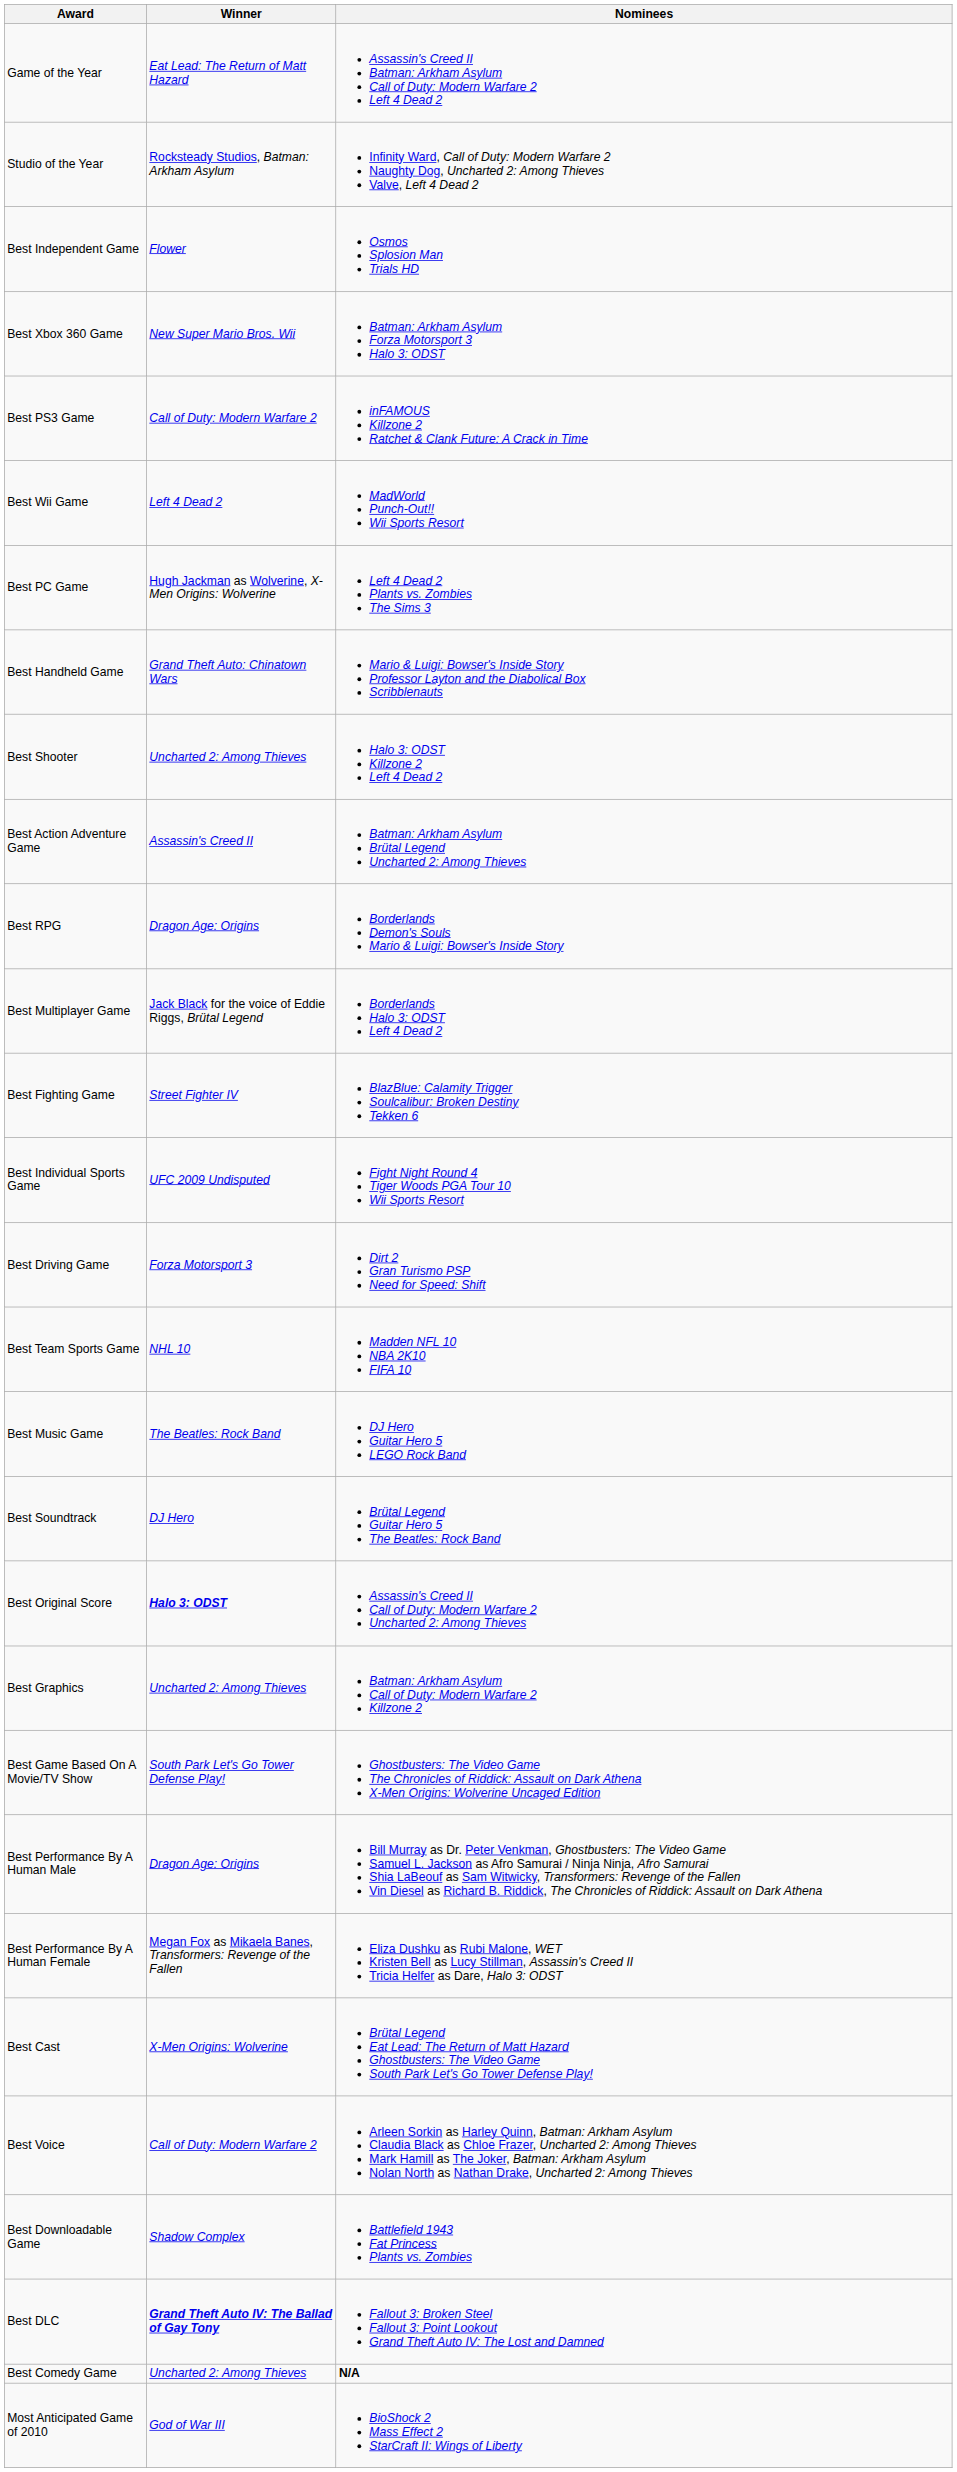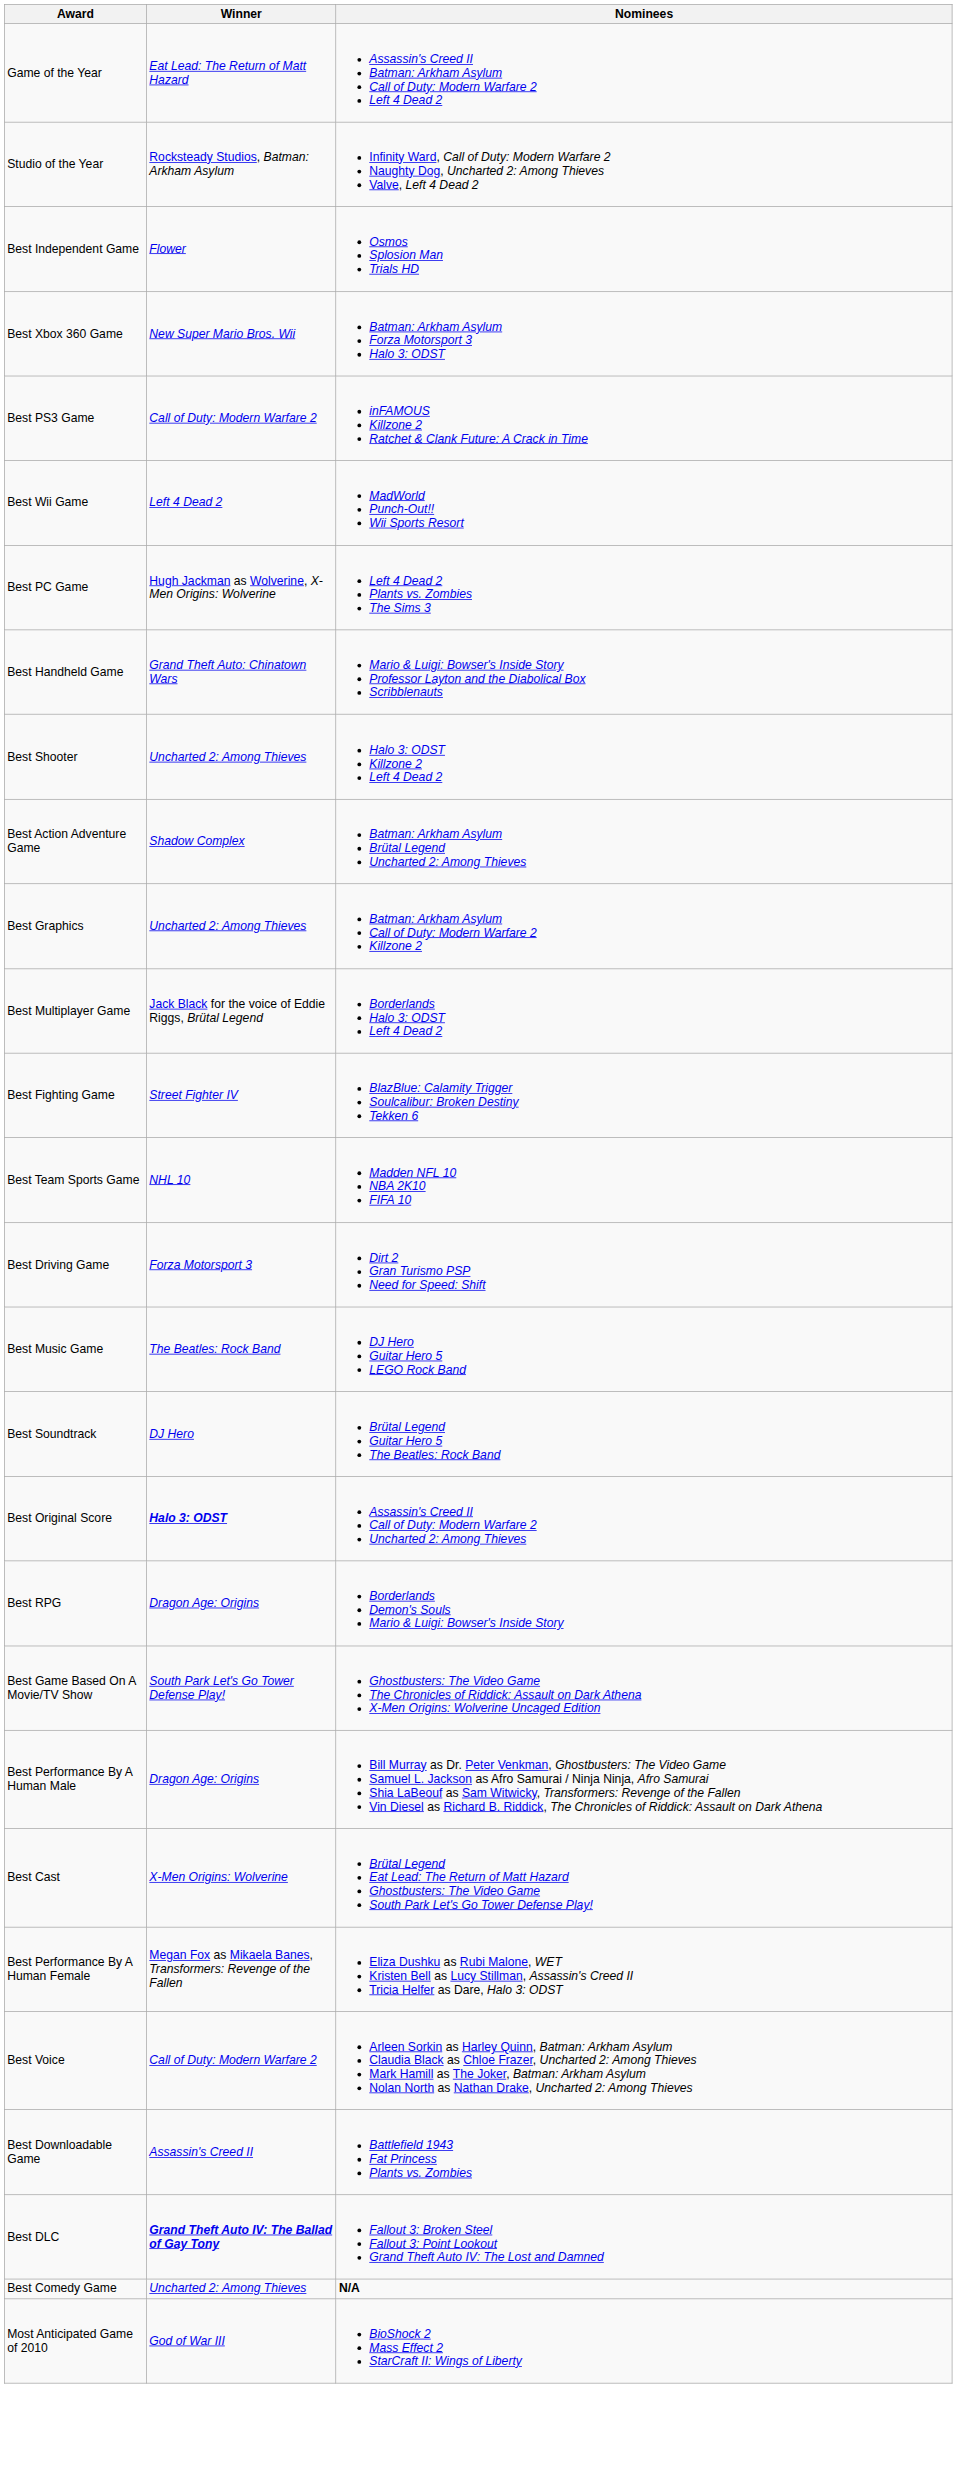(201, 841) Assassin's Creed II -> (197, 841) Shadow Complex
rows swapped: (34, 926) <-> (45, 1688)
- row: (66, 1180)
rows swapped: (73, 1349) <-> (58, 1264)
rows swapped: (70, 1955) <-> (34, 2047)
(197, 2236) Shadow Complex -> (201, 2152) Assassin's Creed II
